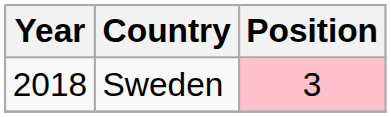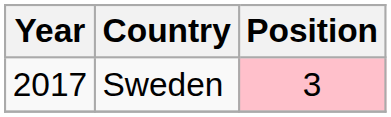(50, 84) 2018 -> (50, 84) 2017
